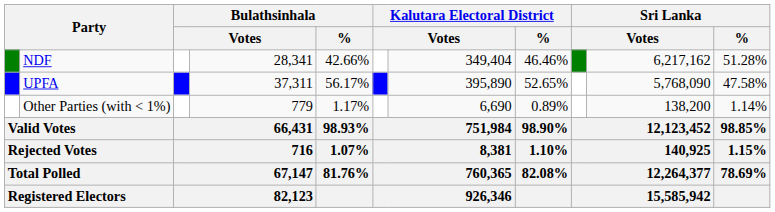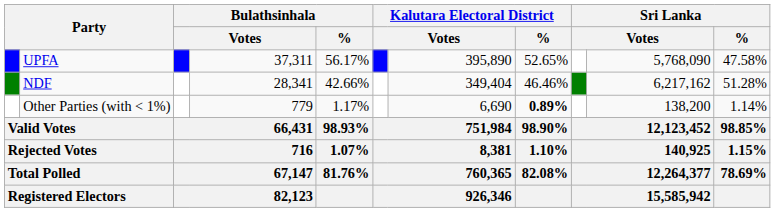rows swapped: (41, 83) <-> (37, 60)
(550, 106) normal -> (548, 106) bold
